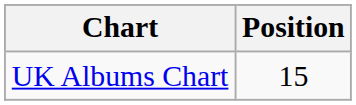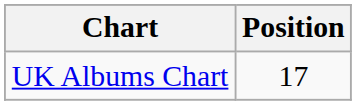(293, 75) 15 -> (293, 75) 17
